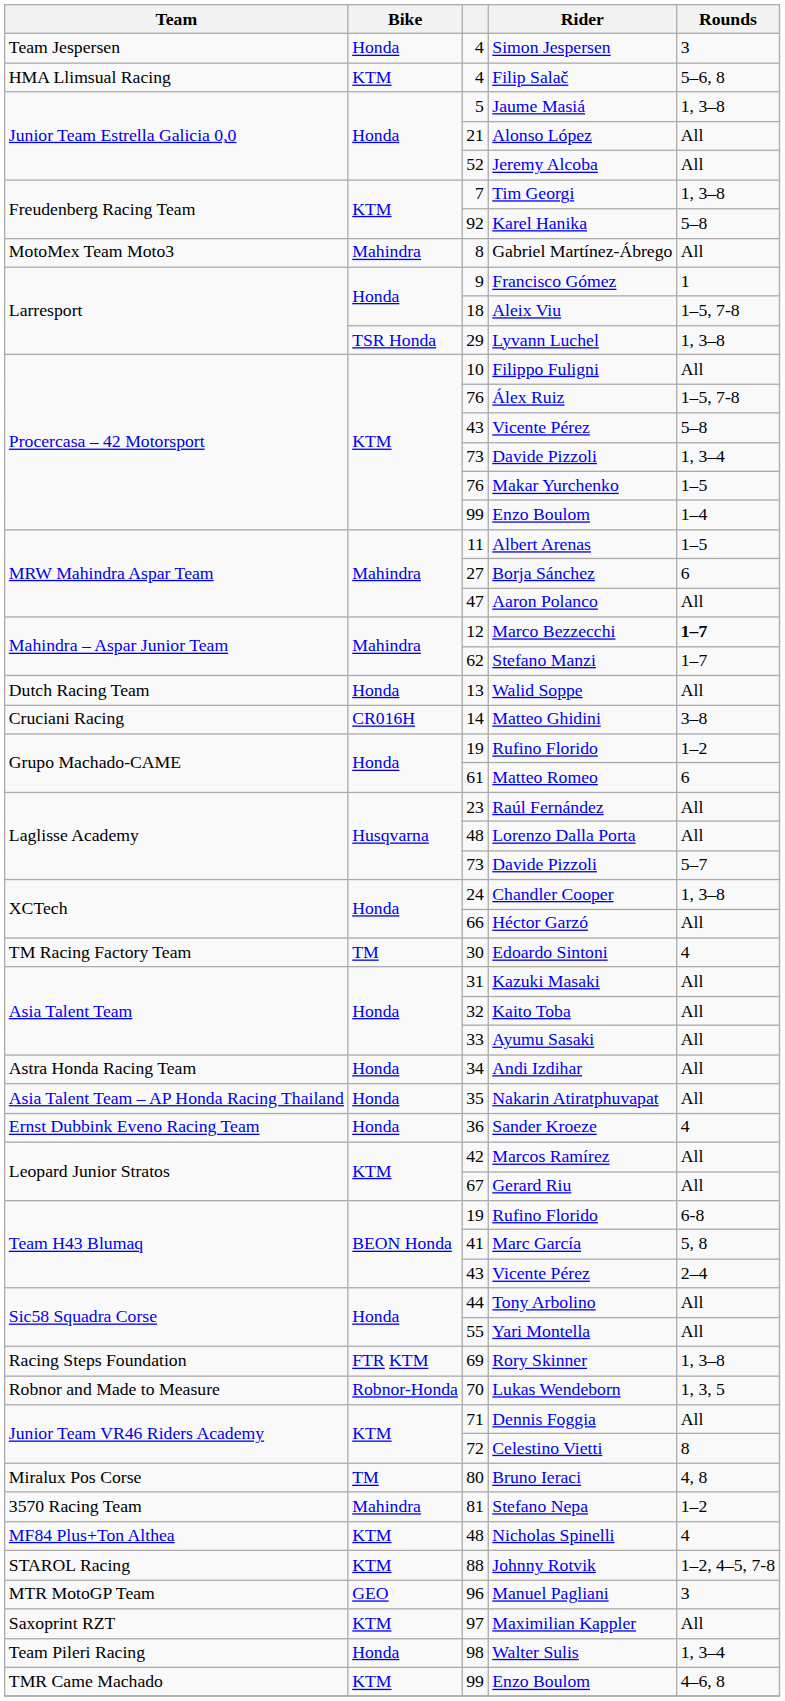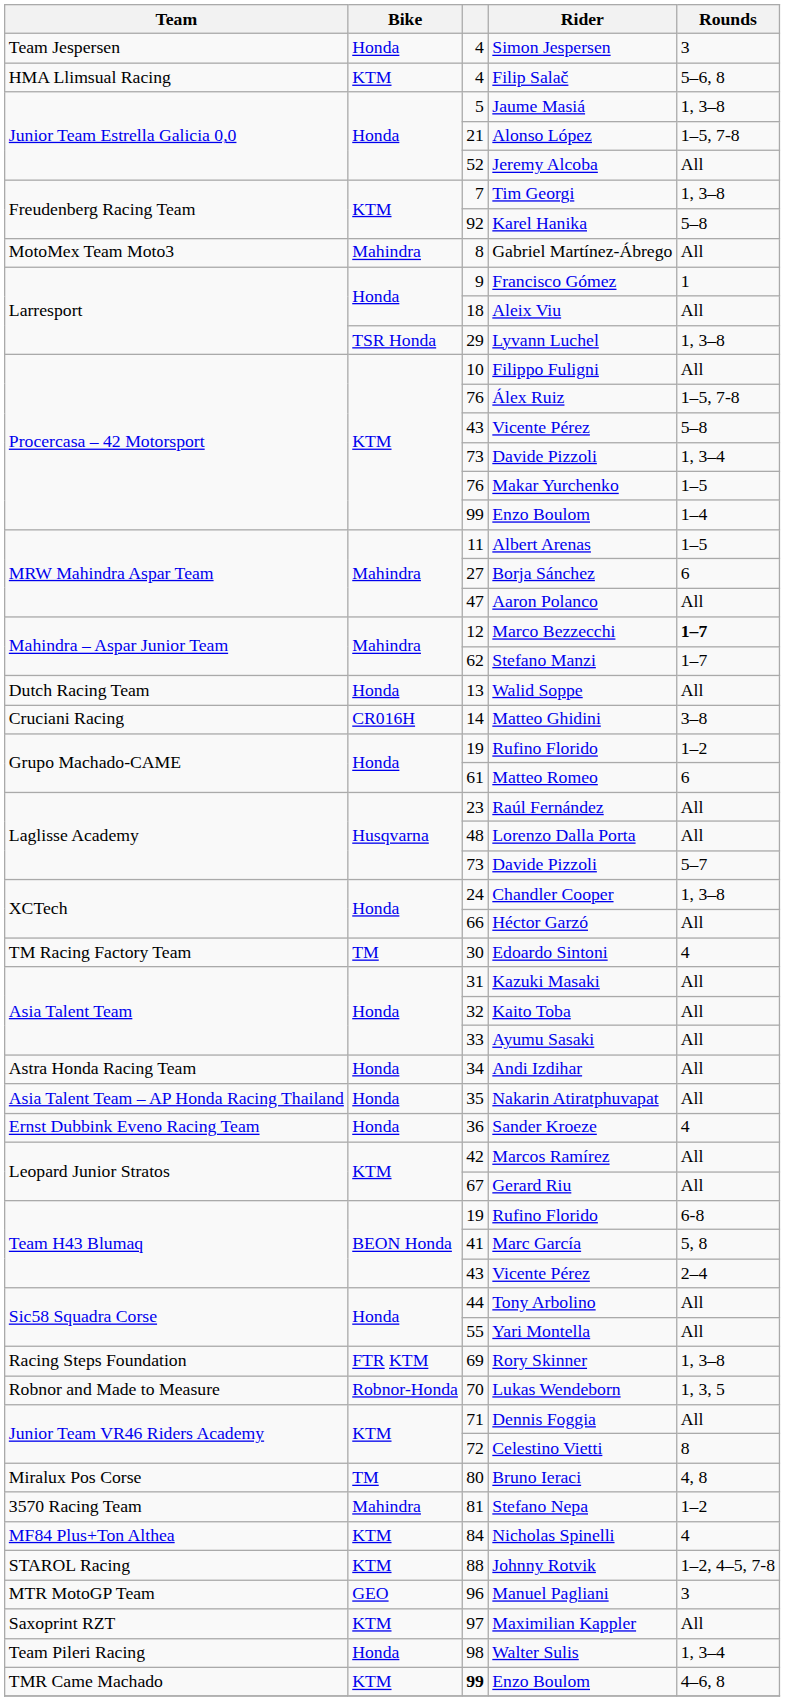(692, 135) All -> (710, 135) 1–5, 7-8
(710, 310) 1–5, 7-8 -> (692, 310) All
(475, 1535) 48 -> (475, 1535) 84
(475, 1681) normal -> (475, 1681) bold
